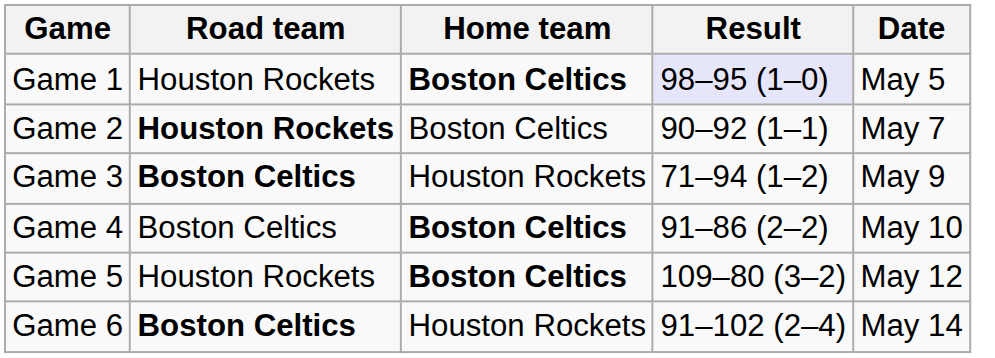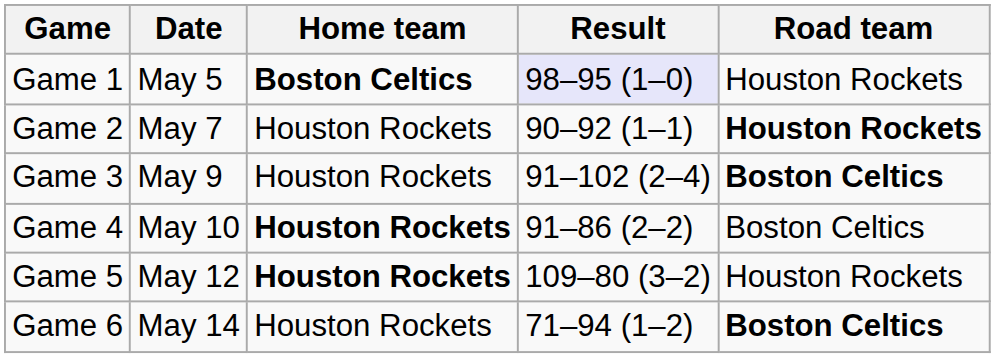columns swapped: (912, 29) <-> (266, 29)
(508, 128) Boston Celtics -> (373, 128) Houston Rockets
(745, 177) 71–94 (1–2) -> (618, 177) 91–102 (2–4)
(518, 227) Boston Celtics -> (383, 227) Houston Rockets
(518, 276) Boston Celtics -> (383, 276) Houston Rockets
(753, 326) 91–102 (2–4) -> (609, 326) 71–94 (1–2)
